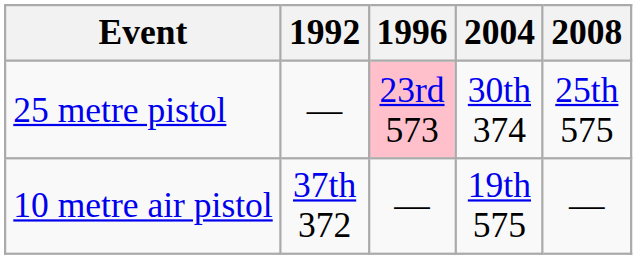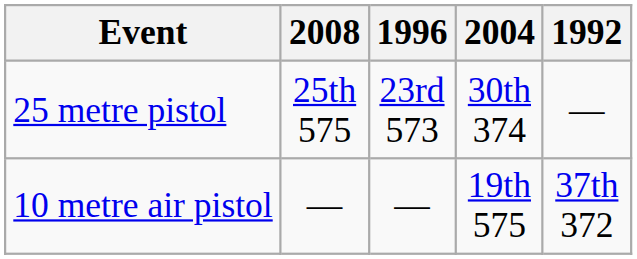columns swapped: (325, 32) <-> (587, 32)
(412, 108) pink background -> (412, 108) no background
